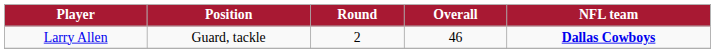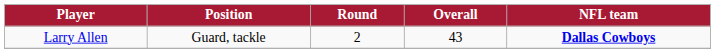(456, 37) 46 -> (456, 37) 43
